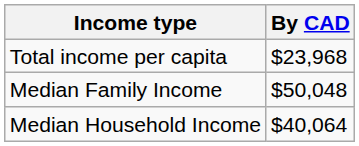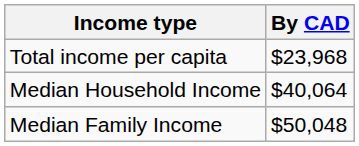rows swapped: (135, 124) <-> (116, 90)
